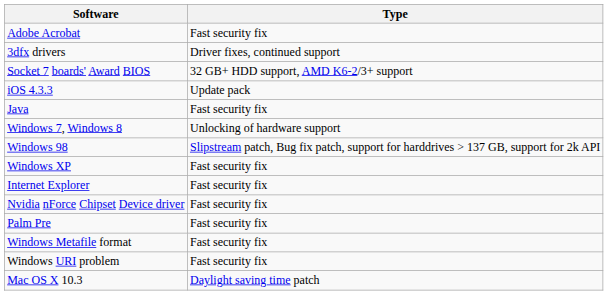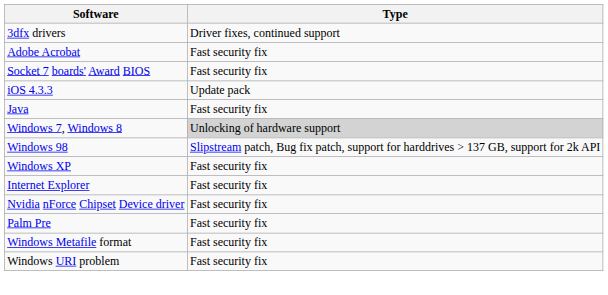rows swapped: (36, 52) <-> (44, 33)
(301, 71) 32 GB+ HDD support, AMD K6-2/3+ support -> (229, 71) Fast security fix
(265, 128) no background -> (265, 128) lightgrey background
- row: (45, 280)
